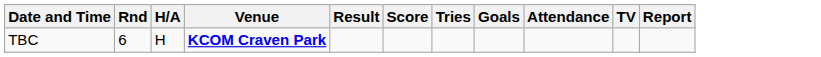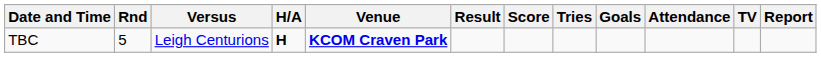+ column: (212, 16)
(122, 40) 6 -> (122, 40) 5
(160, 40) normal -> (281, 40) bold
